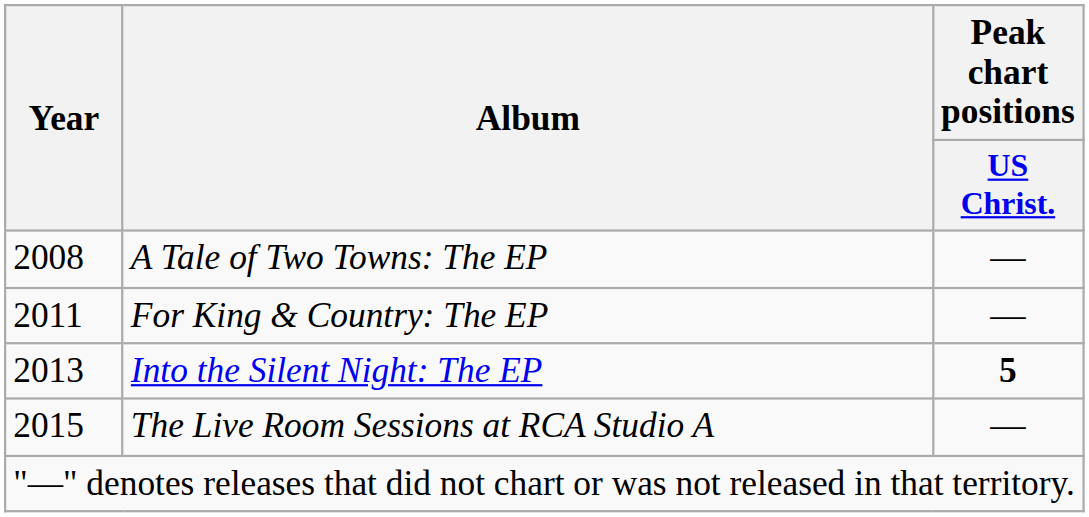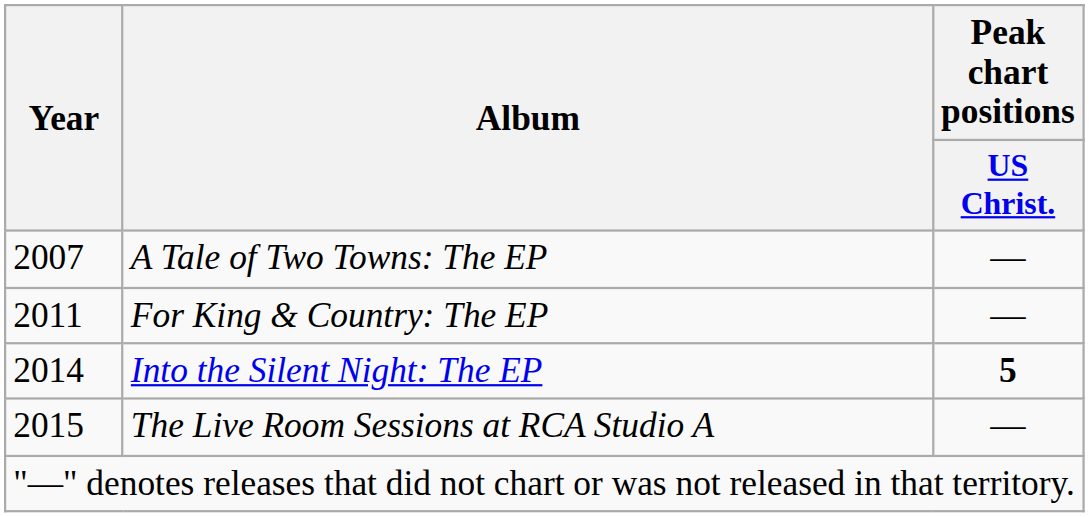(49, 258) 2008 -> (49, 258) 2007
(49, 370) 2013 -> (49, 370) 2014
